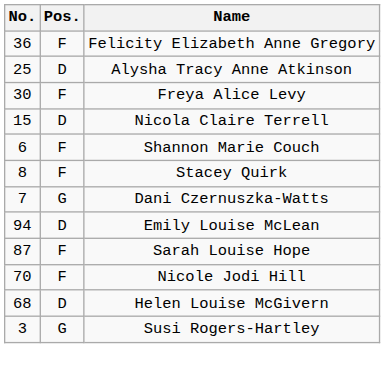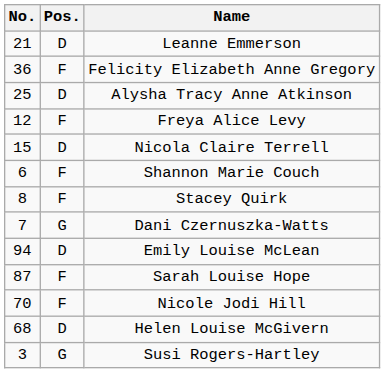+ row: (232, 43)
(22, 95) 30 -> (22, 121) 12
